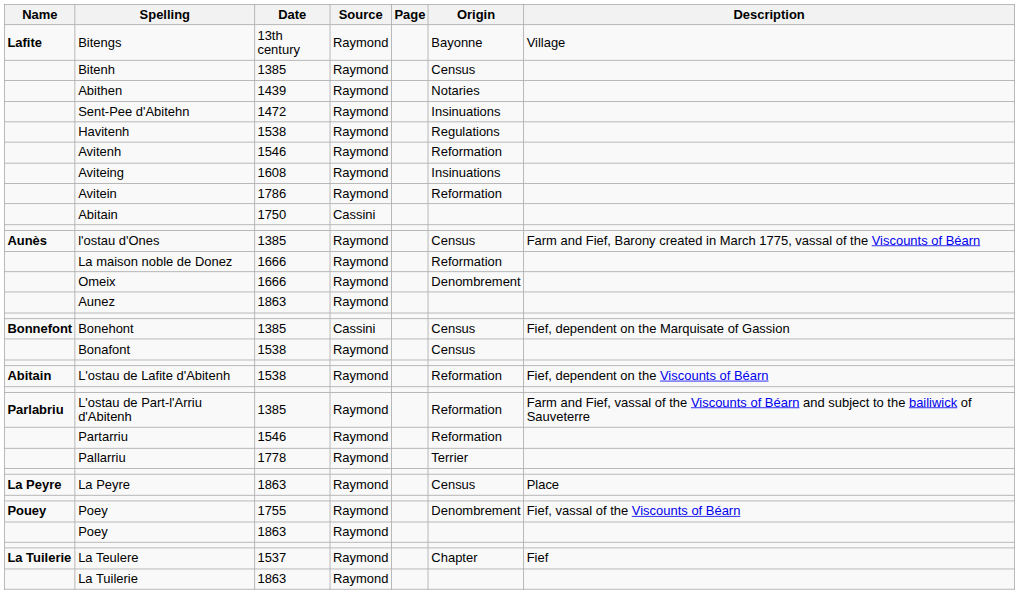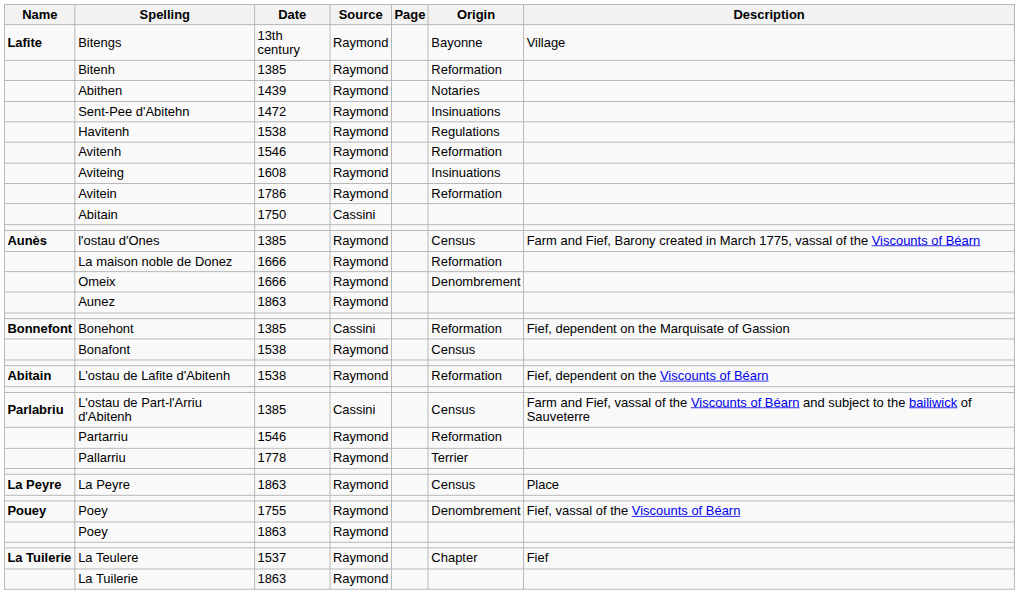(453, 70) Census -> (467, 70) Reformation
(453, 329) Census -> (467, 329) Reformation
(361, 409) Raymond -> (354, 409) Cassini
(467, 409) Reformation -> (453, 409) Census
